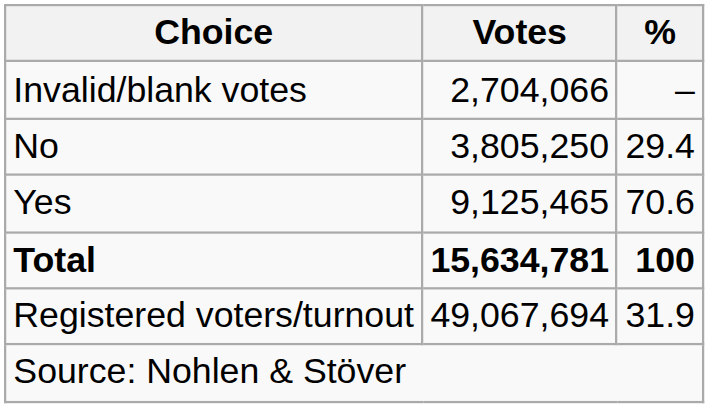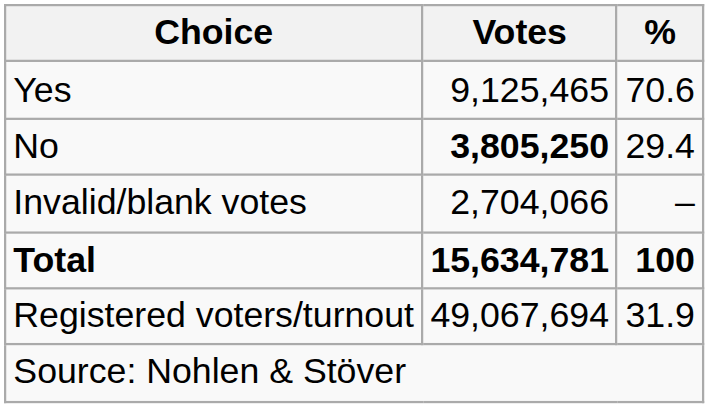rows swapped: (42, 202) <-> (160, 89)
(530, 145) normal -> (530, 145) bold
